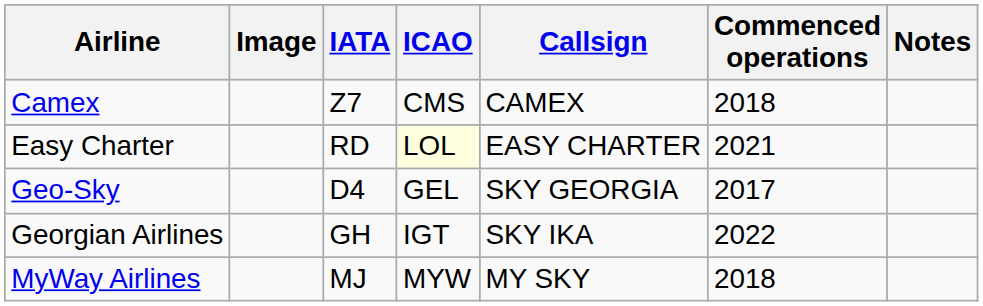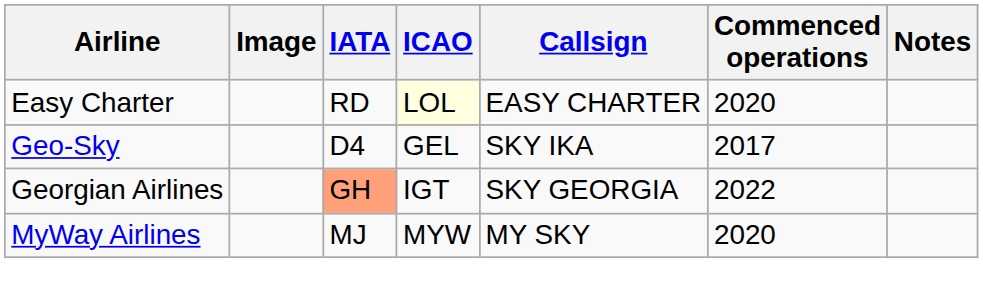- row: (55, 102)
(745, 146) 2021 -> (745, 102) 2020
(582, 190) SKY GEORGIA -> (539, 146) SKY IKA
(350, 234) no background -> (350, 190) lightsalmon background
(539, 234) SKY IKA -> (582, 190) SKY GEORGIA
(745, 278) 2018 -> (745, 234) 2020
